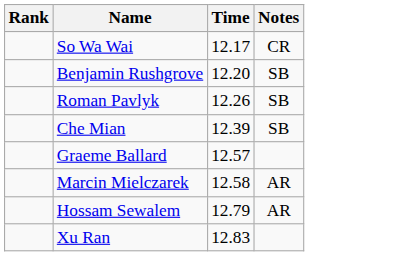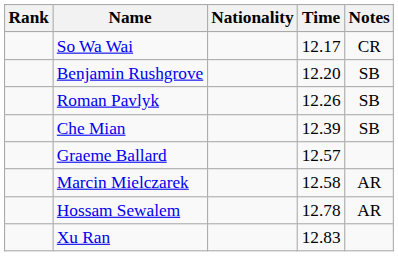+ column: (252, 18)
(231, 210) 12.79 -> (321, 210) 12.78
